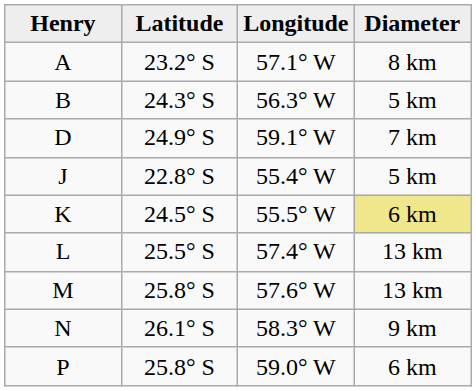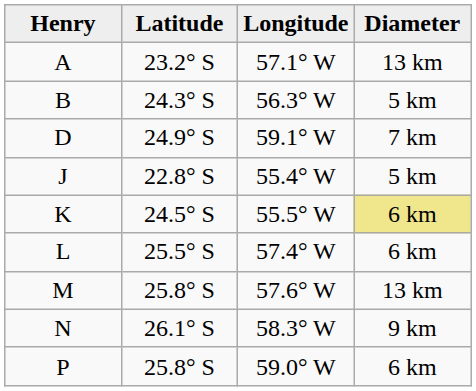(412, 61) 8 km -> (412, 61) 13 km
(412, 251) 13 km -> (412, 251) 6 km
